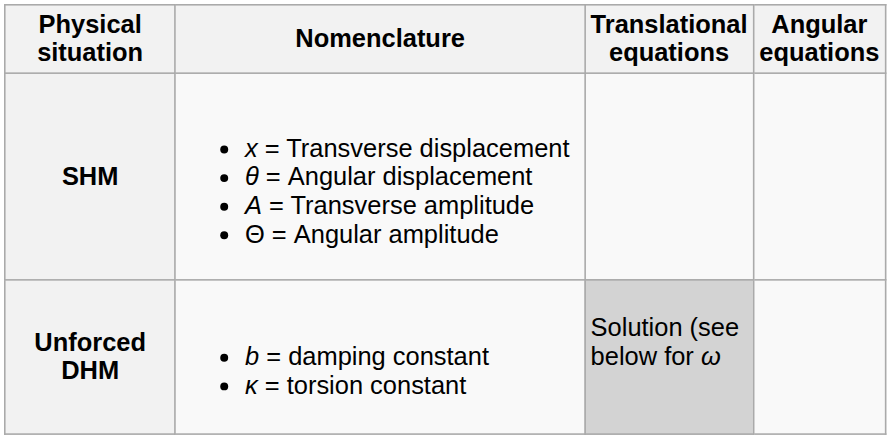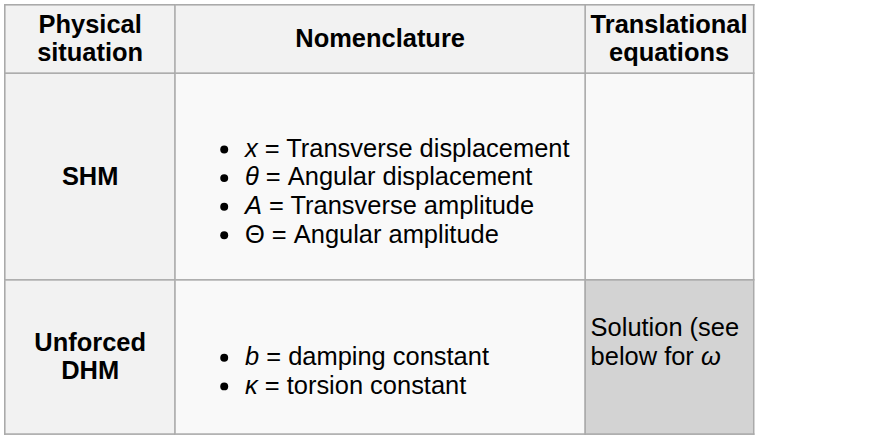- column: (819, 38)
